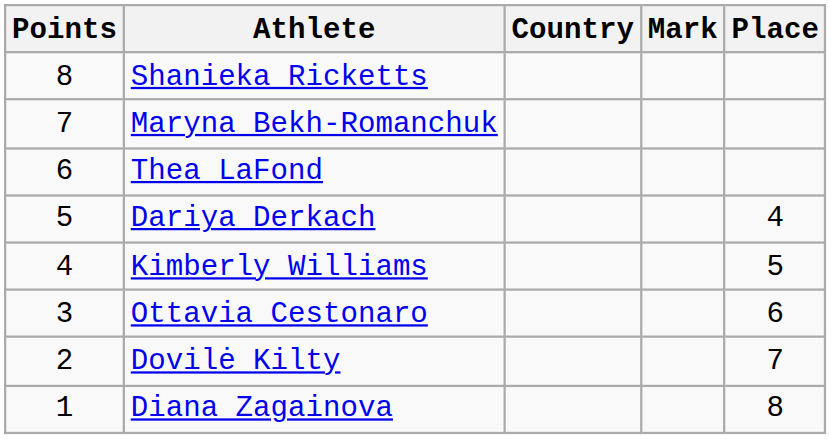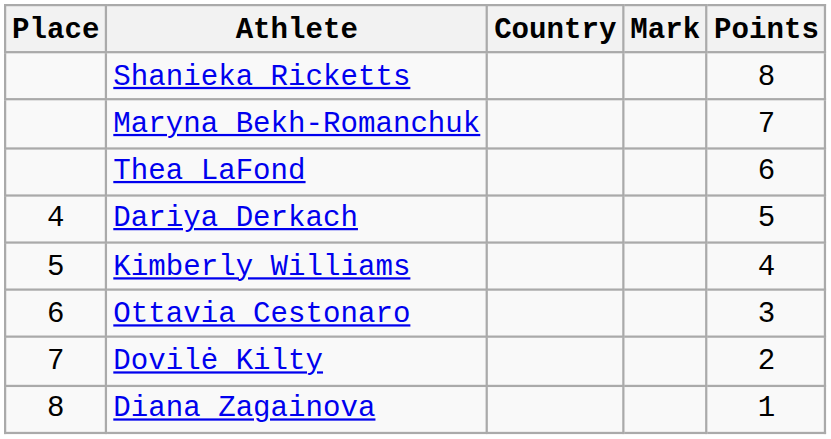columns swapped: (775, 29) <-> (64, 29)
